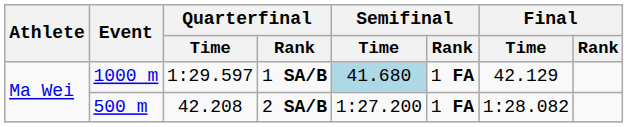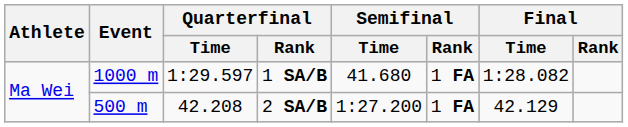(379, 77) lightblue background -> (379, 77) no background
(526, 77) 42.129 -> (526, 77) 1:28.082
(526, 107) 1:28.082 -> (526, 107) 42.129
